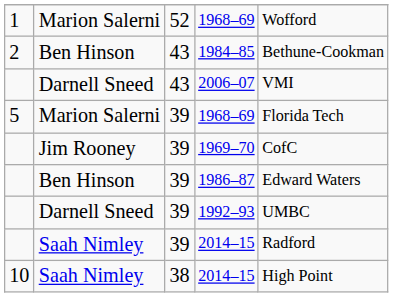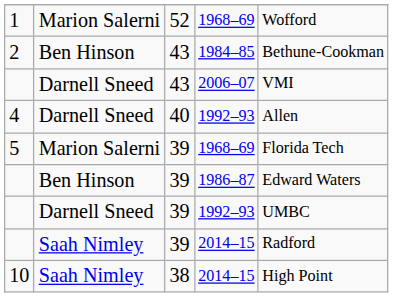+ row: (14, 116)
- row: (19, 149)
